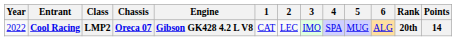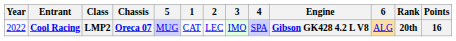columns swapped: (205, 11) <-> (358, 11)
(437, 27) 14 -> (437, 27) 16
